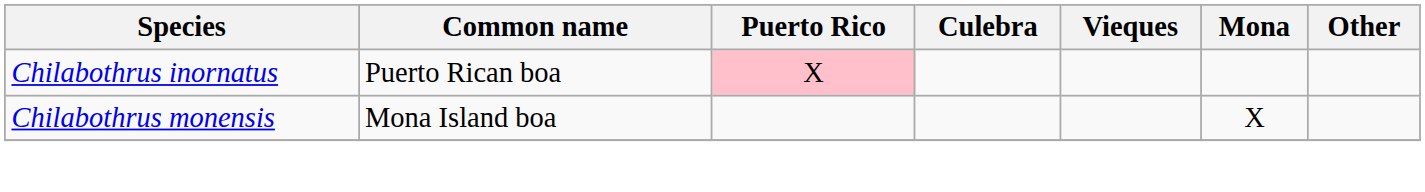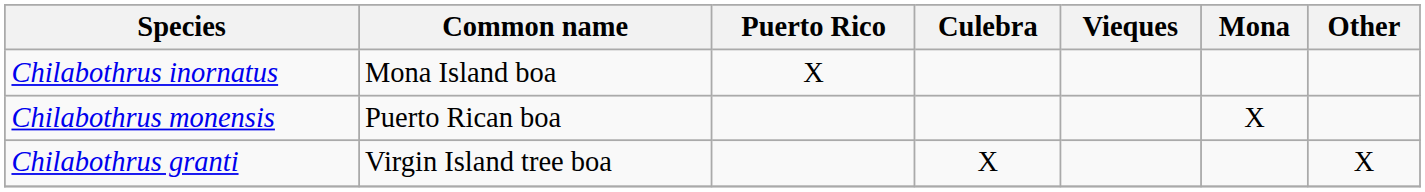(463, 72) Puerto Rican boa -> (461, 72) Mona Island boa
(814, 72) pink background -> (814, 72) no background
(461, 117) Mona Island boa -> (463, 117) Puerto Rican boa
+ row: (125, 162)
